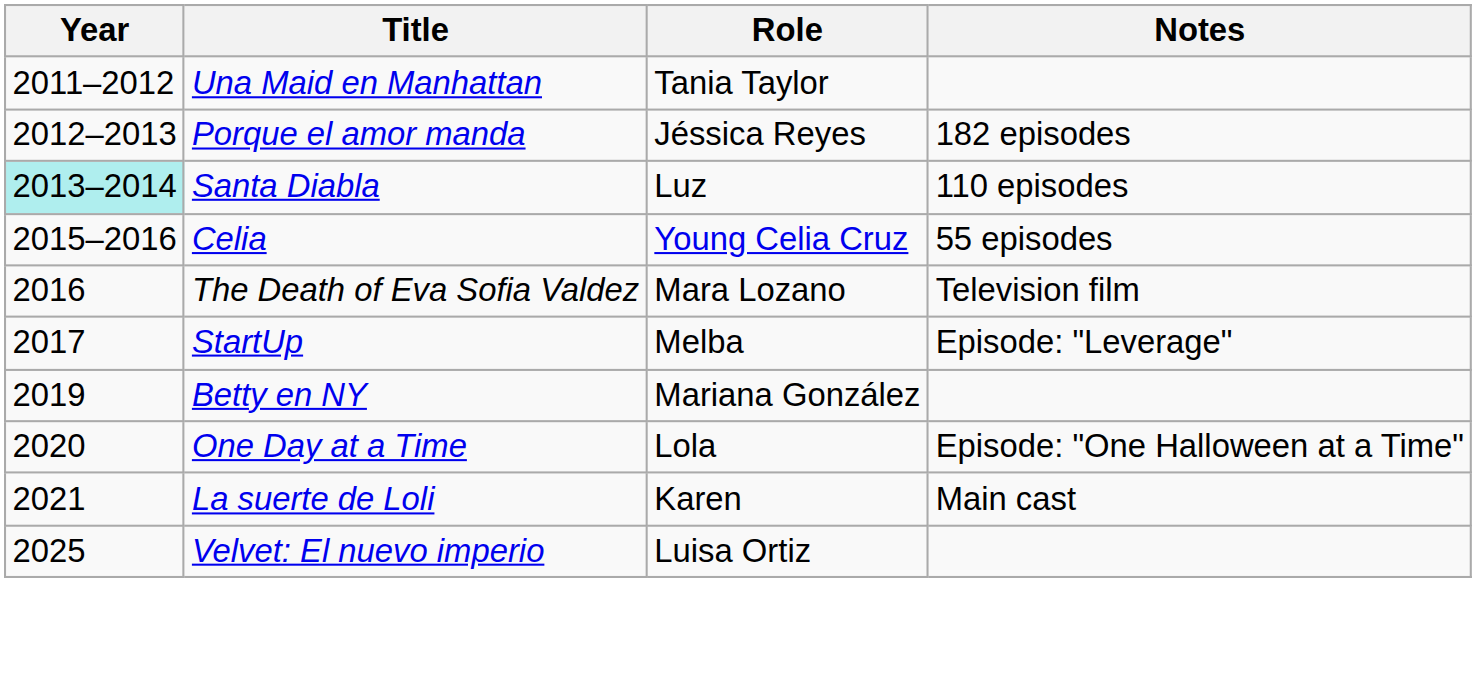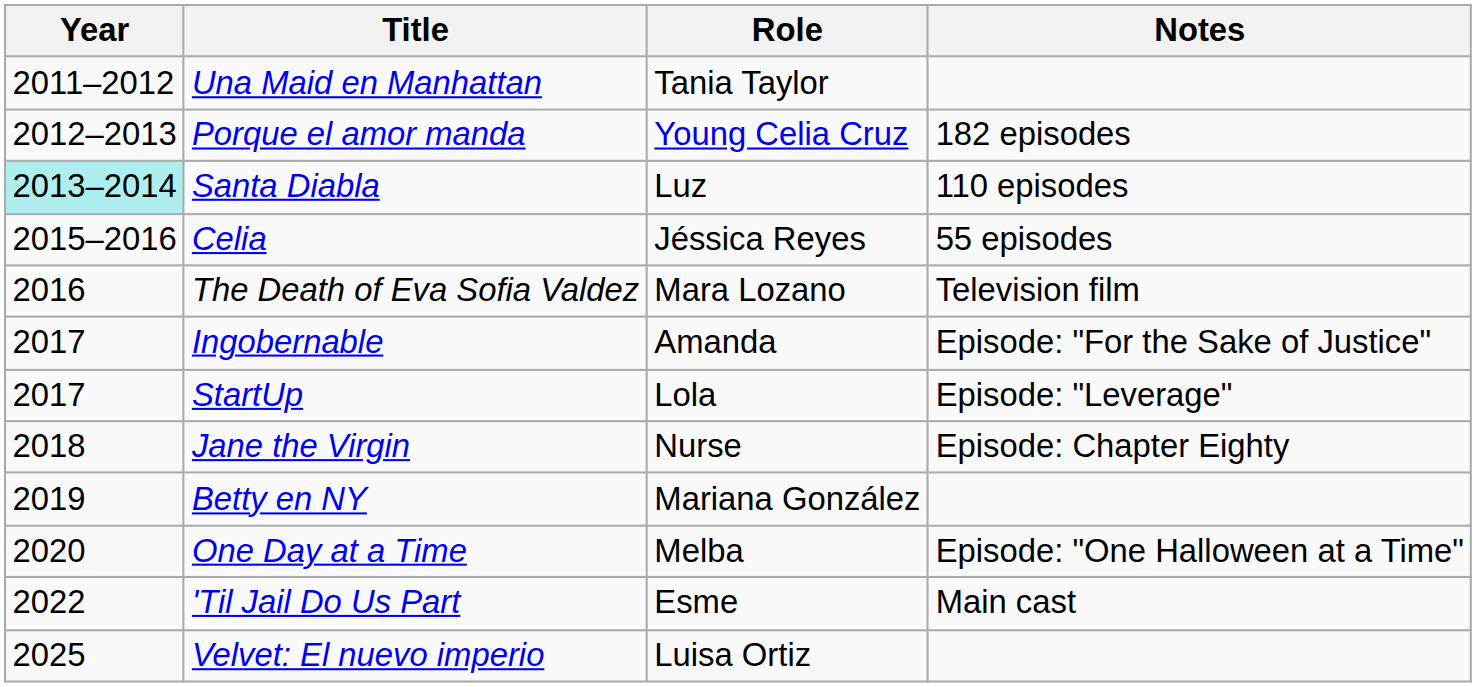(760, 134) Jéssica Reyes -> (781, 134) Young Celia Cruz
(781, 238) Young Celia Cruz -> (760, 238) Jéssica Reyes
+ row: (288, 342)
(699, 342) Melba -> (685, 394) Lola
+ row: (301, 446)
(685, 446) Lola -> (699, 550) Melba
- row: (313, 498)
+ row: (326, 602)
